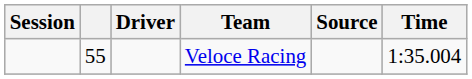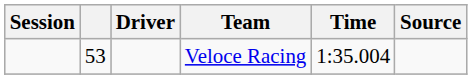columns swapped: (424, 21) <-> (347, 21)
(95, 55) 55 -> (95, 55) 53
